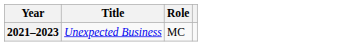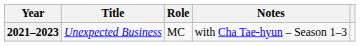+ column: (271, 13)
